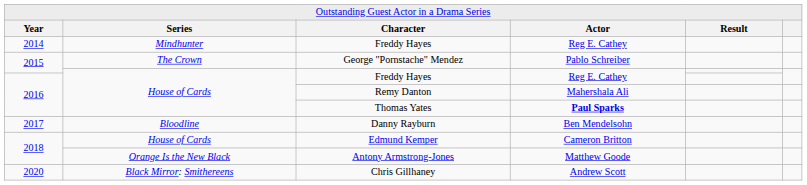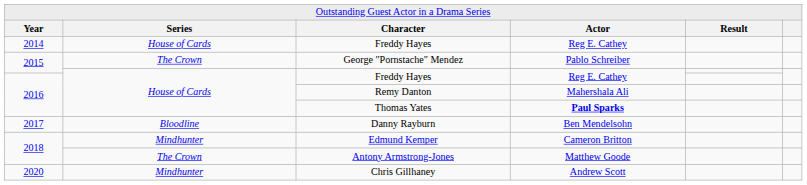(179, 44) Mindhunter -> (179, 44) House of Cards
(179, 140) House of Cards -> (179, 140) Mindhunter
(179, 156) Orange Is the New Black -> (179, 156) The Crown
(179, 172) Black Mirror: Smithereens -> (179, 172) Mindhunter
